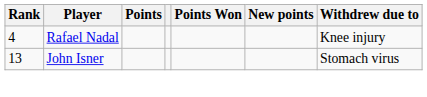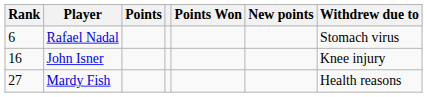(12, 37) 4 -> (12, 37) 6
(353, 37) Knee injury -> (360, 37) Stomach virus
(15, 59) 13 -> (15, 59) 16
(360, 59) Stomach virus -> (353, 59) Knee injury
+ row: (79, 80)
